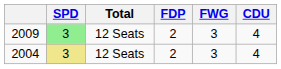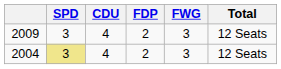columns swapped: (256, 14) <-> (120, 14)
(66, 34) lightgreen background -> (66, 34) no background
